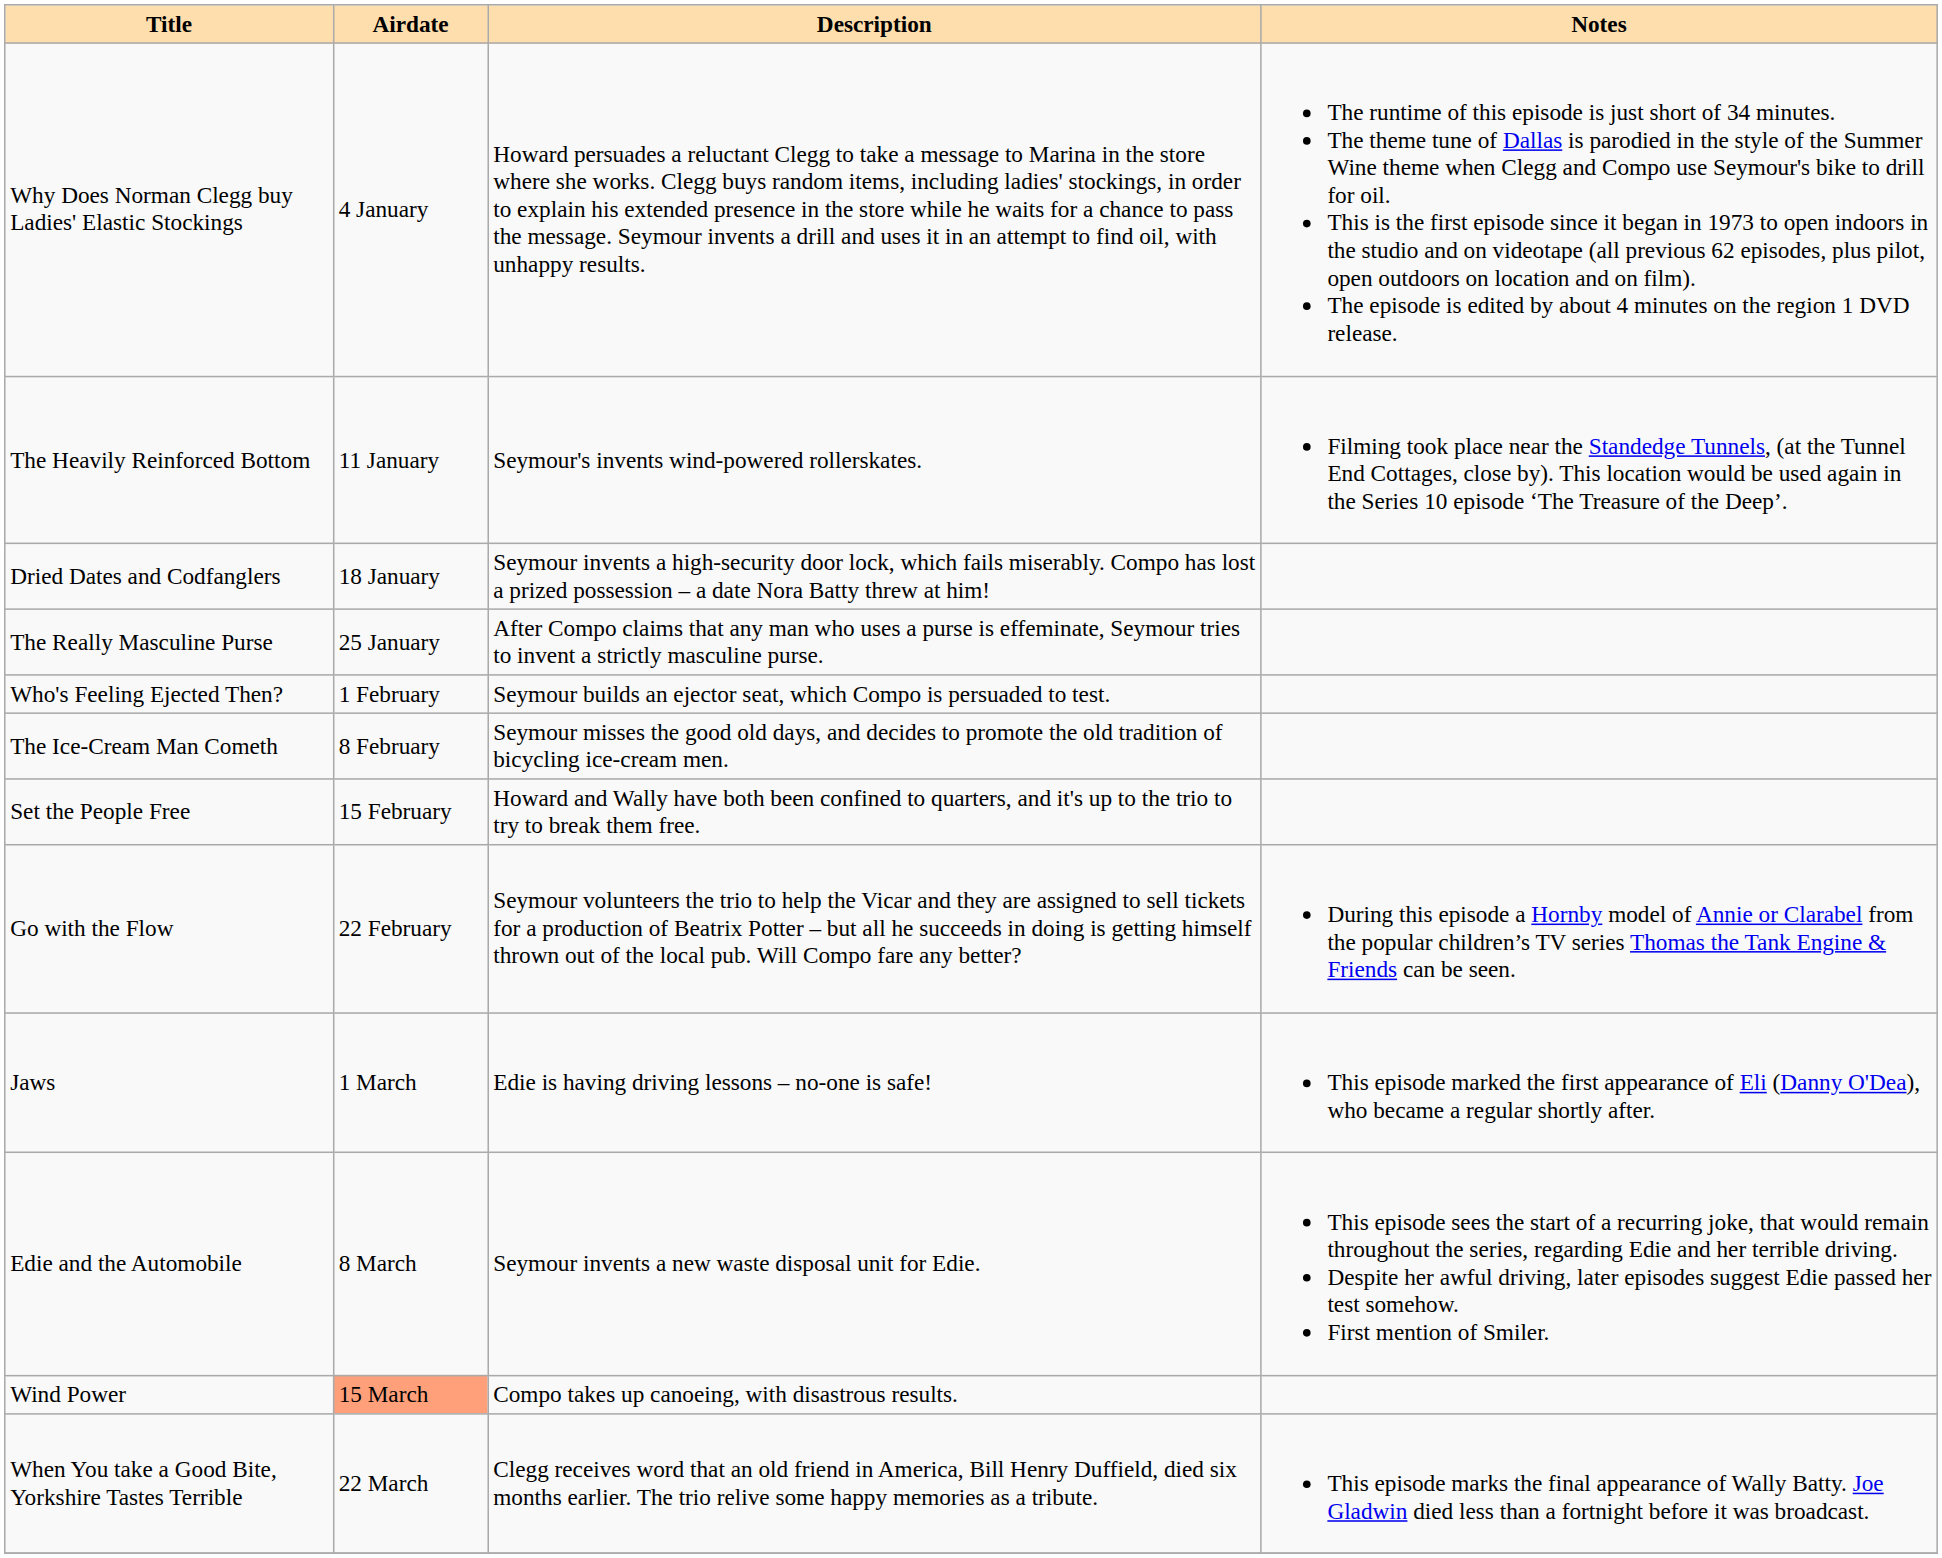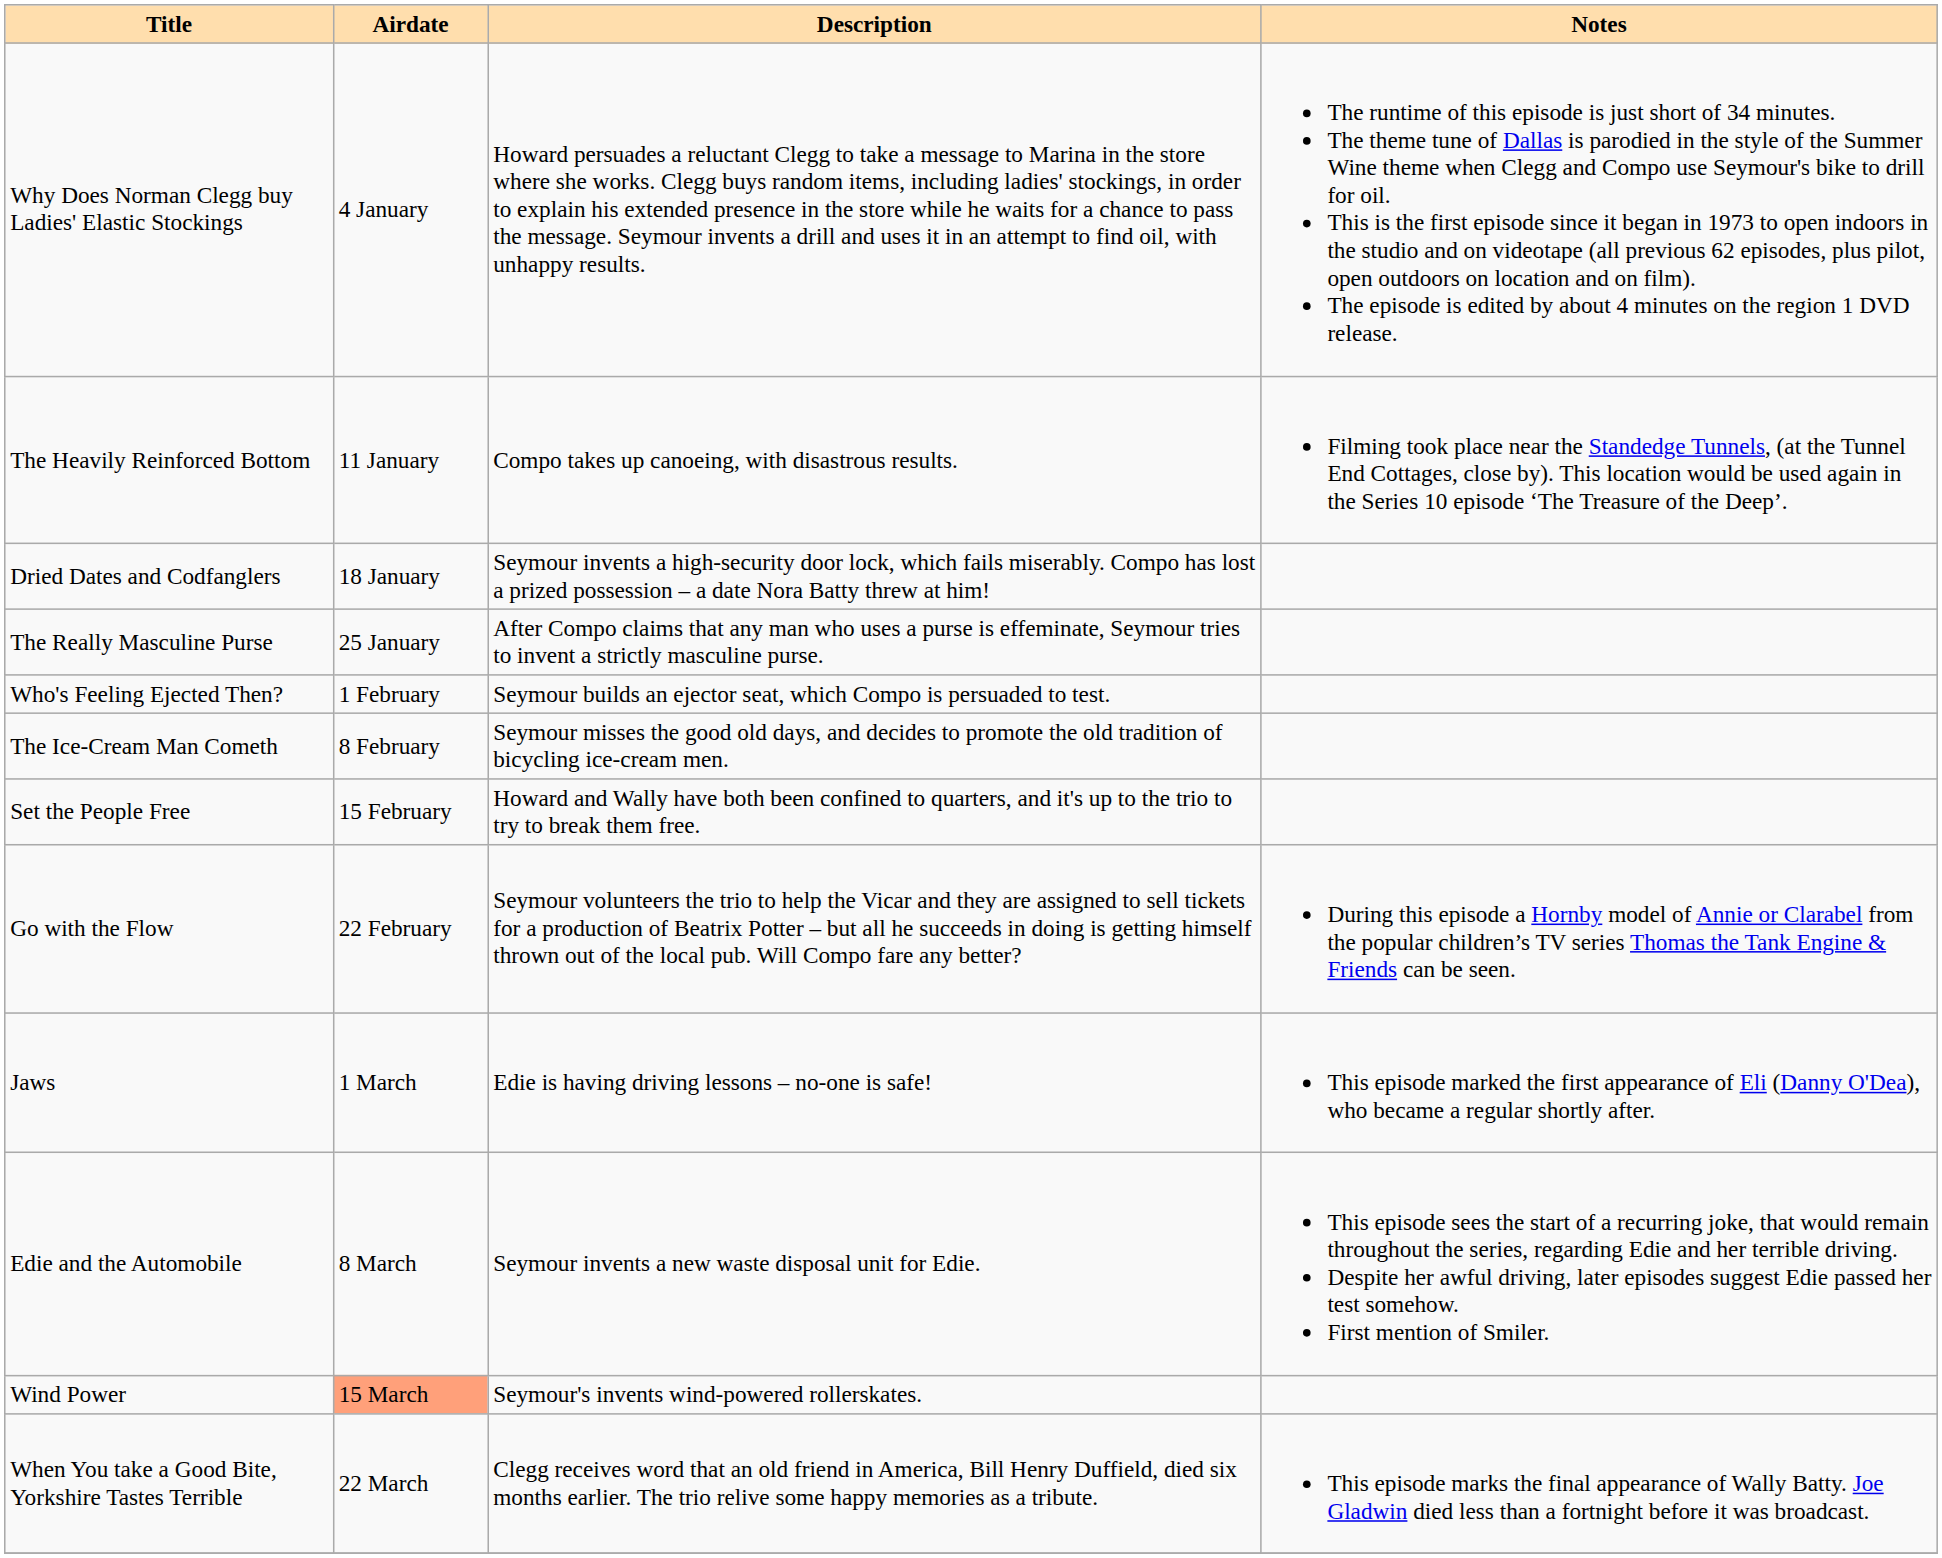(708, 459) Seymour's invents wind-powered rollerskates. -> (726, 459) Compo takes up canoeing, with disastrous results.
(726, 1394) Compo takes up canoeing, with disastrous results. -> (708, 1394) Seymour's invents wind-powered rollerskates.
